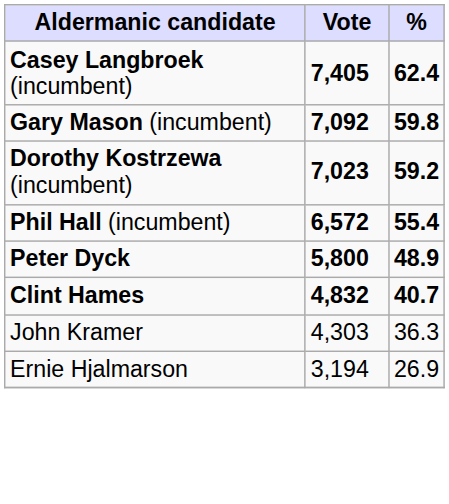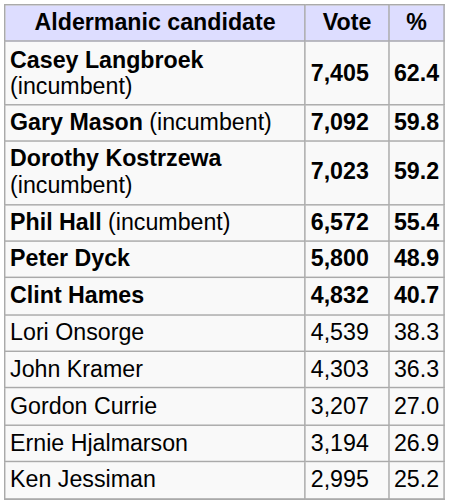+ row: (77, 332)
+ row: (84, 406)
+ row: (83, 479)
